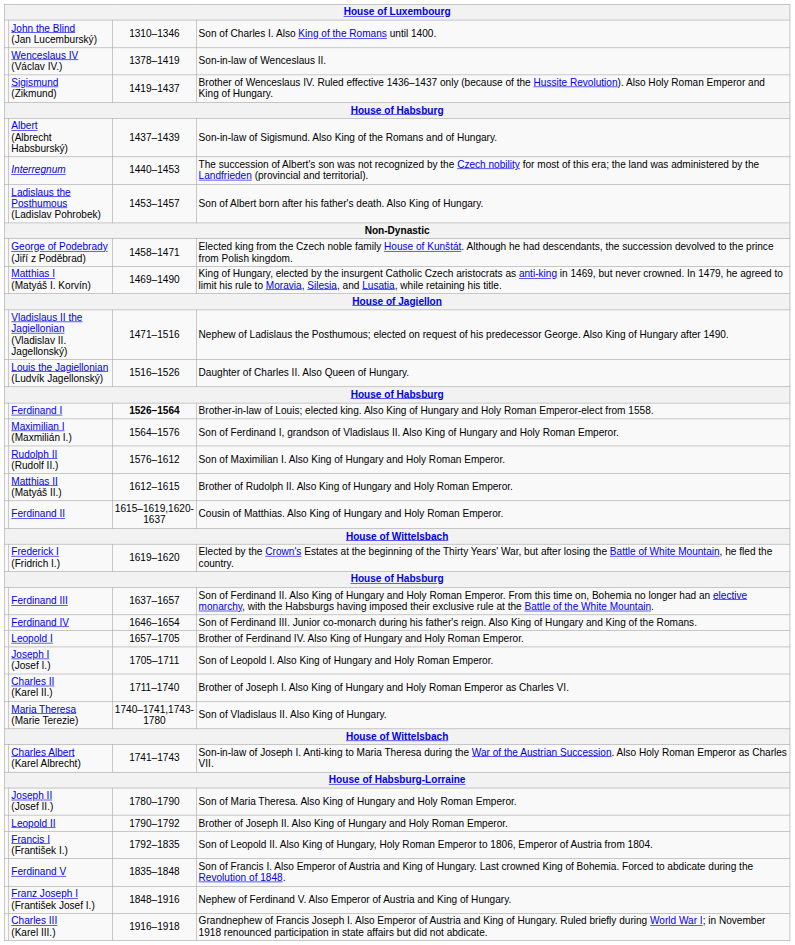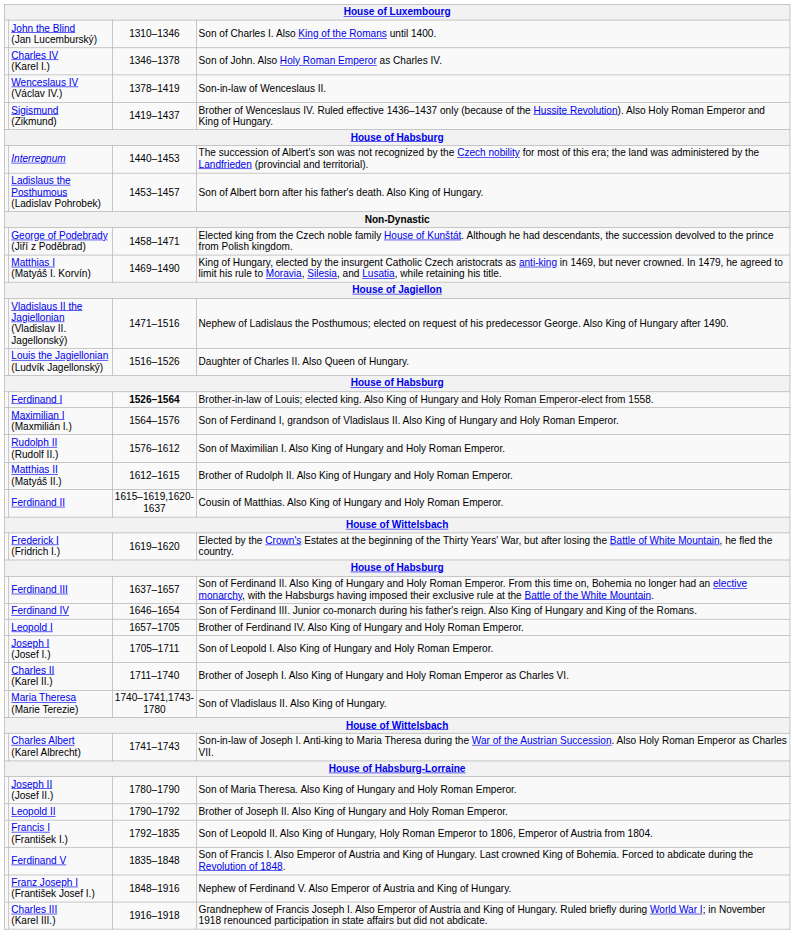+ row: (35, 61)
- row: (40, 137)
